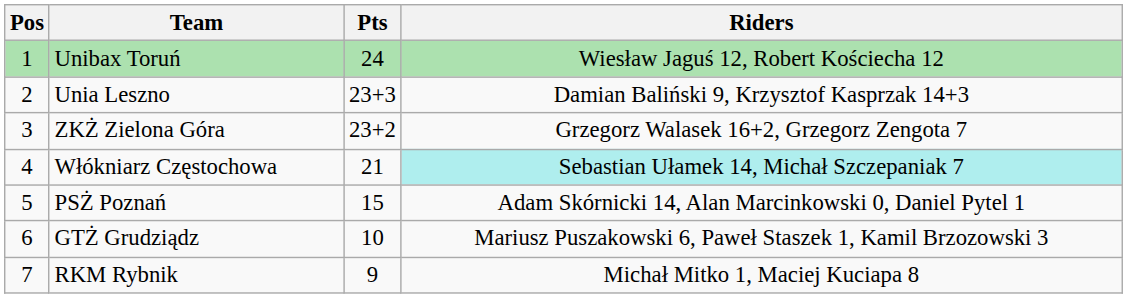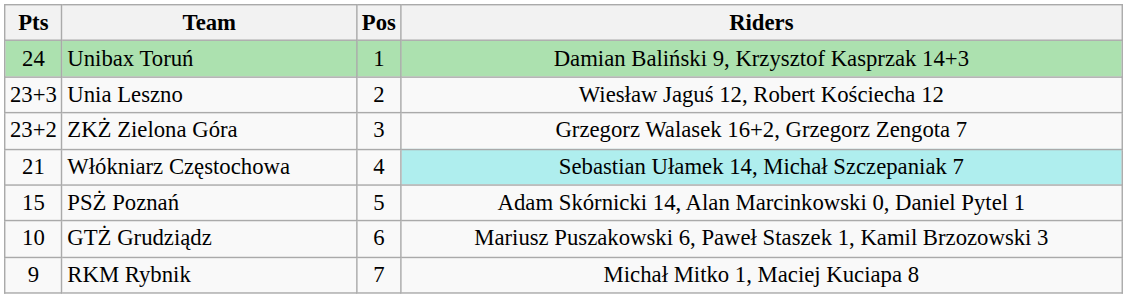columns swapped: (27, 22) <-> (372, 22)
(761, 58) Wiesław Jaguś 12, Robert Kościecha 12 -> (761, 58) Damian Baliński 9, Krzysztof Kasprzak 14+3
(761, 94) Damian Baliński 9, Krzysztof Kasprzak 14+3 -> (761, 94) Wiesław Jaguś 12, Robert Kościecha 12
